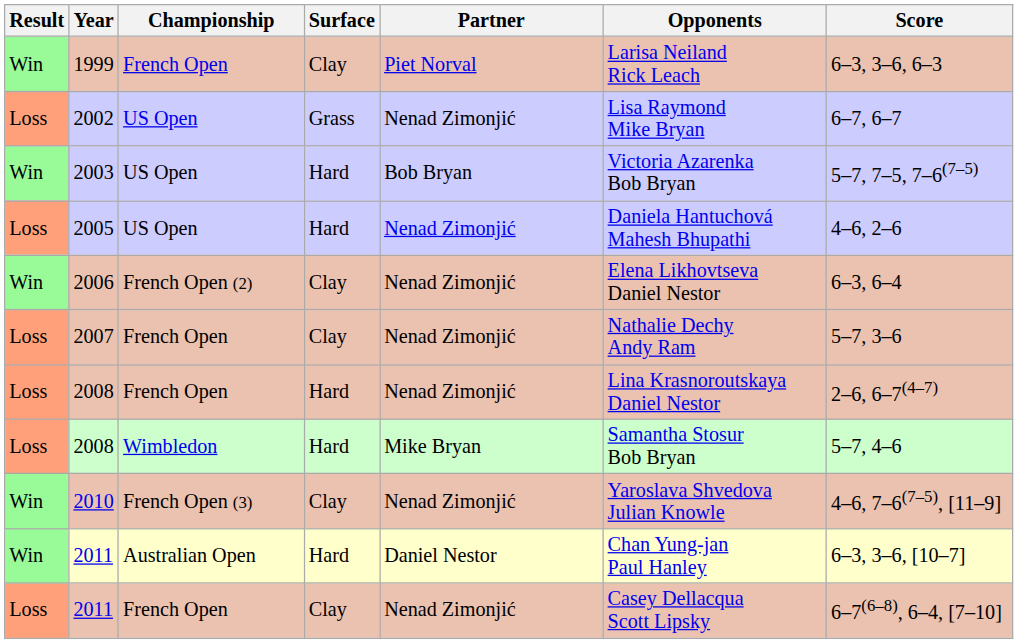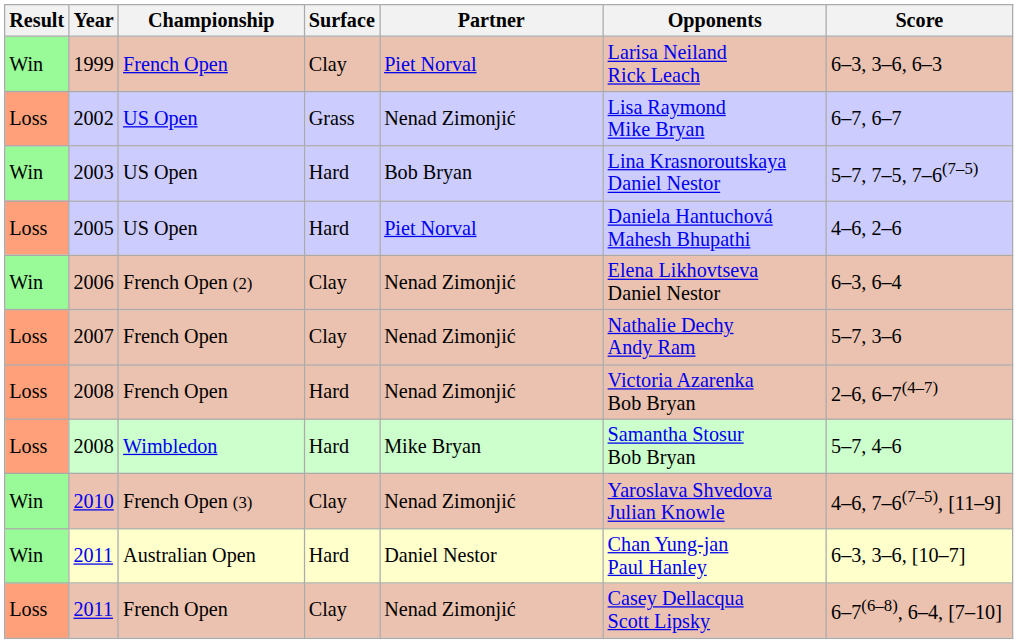(681, 173) Victoria Azarenka Bob Bryan -> (697, 173) Lina Krasnoroutskaya Daniel Nestor
(450, 227) Nenad Zimonjić -> (430, 227) Piet Norval
(697, 391) Lina Krasnoroutskaya Daniel Nestor -> (681, 391) Victoria Azarenka Bob Bryan
